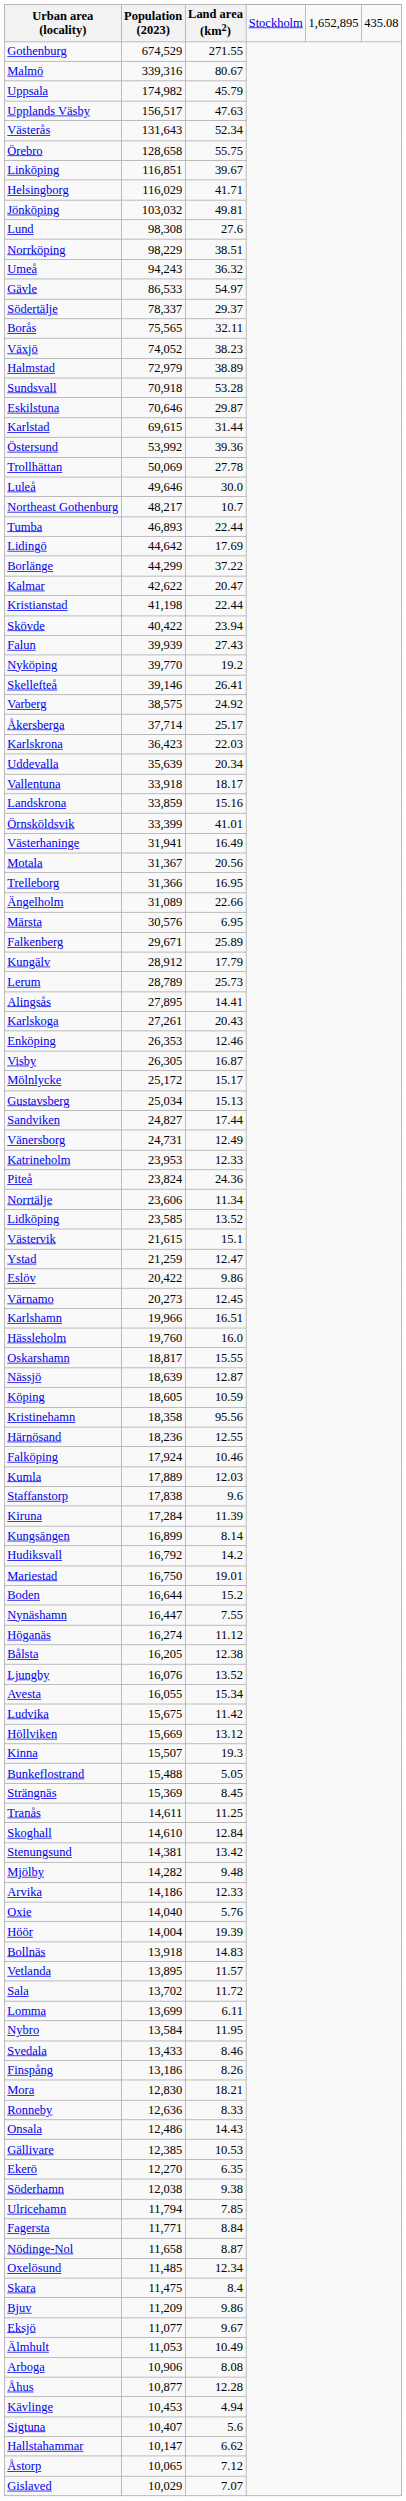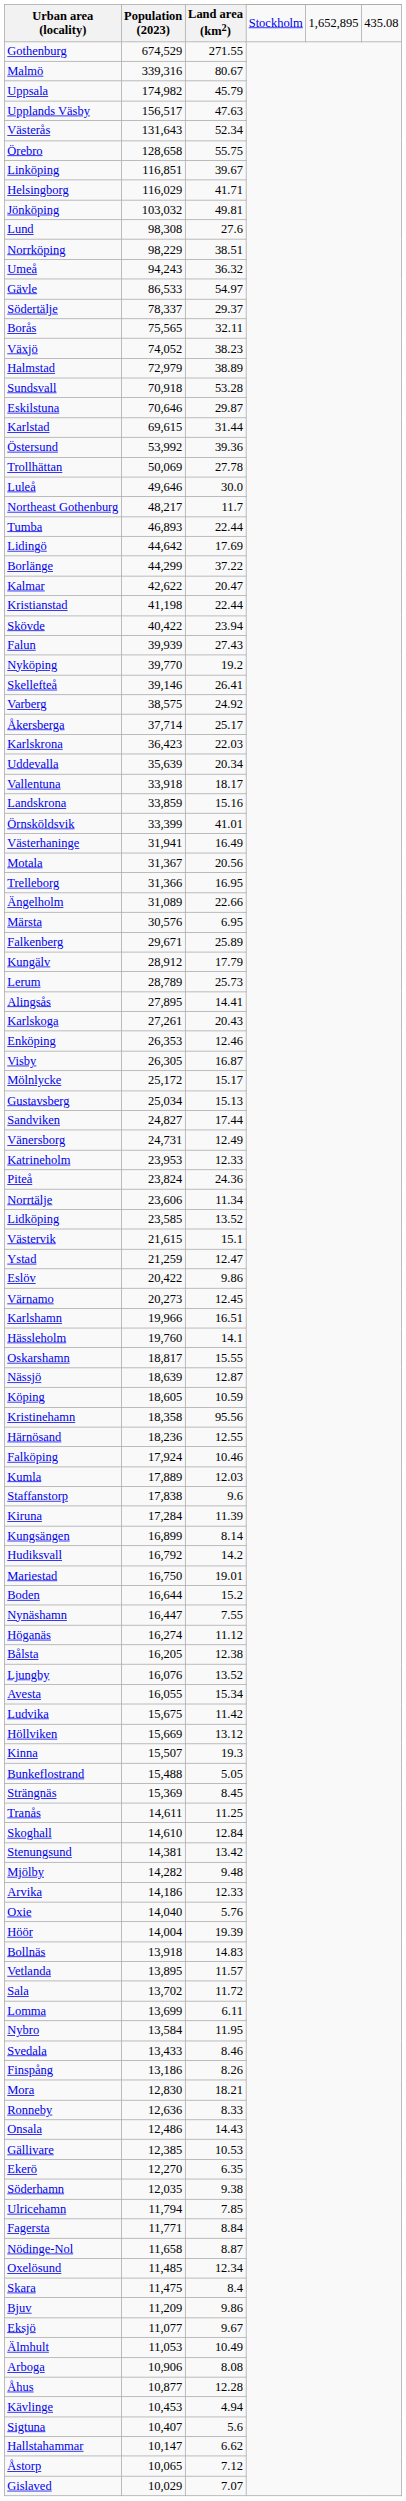(232, 506) 10.7 -> (232, 506) 11.7
(232, 1338) 16.0 -> (232, 1338) 14.1
(165, 2189) 12,038 -> (165, 2189) 12,035
